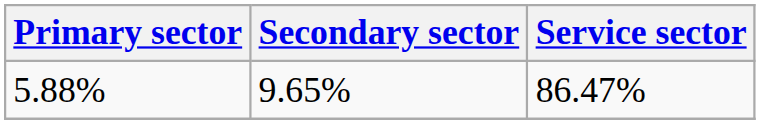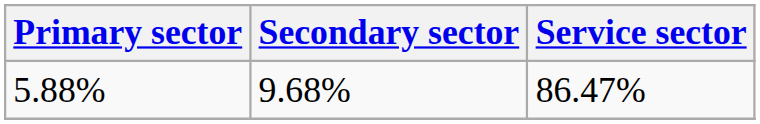(305, 89) 9.65% -> (305, 89) 9.68%
